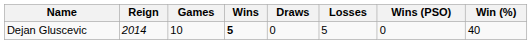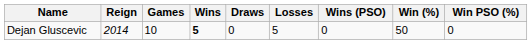+ column: (486, 13)
(474, 30) 40 -> (402, 30) 50
